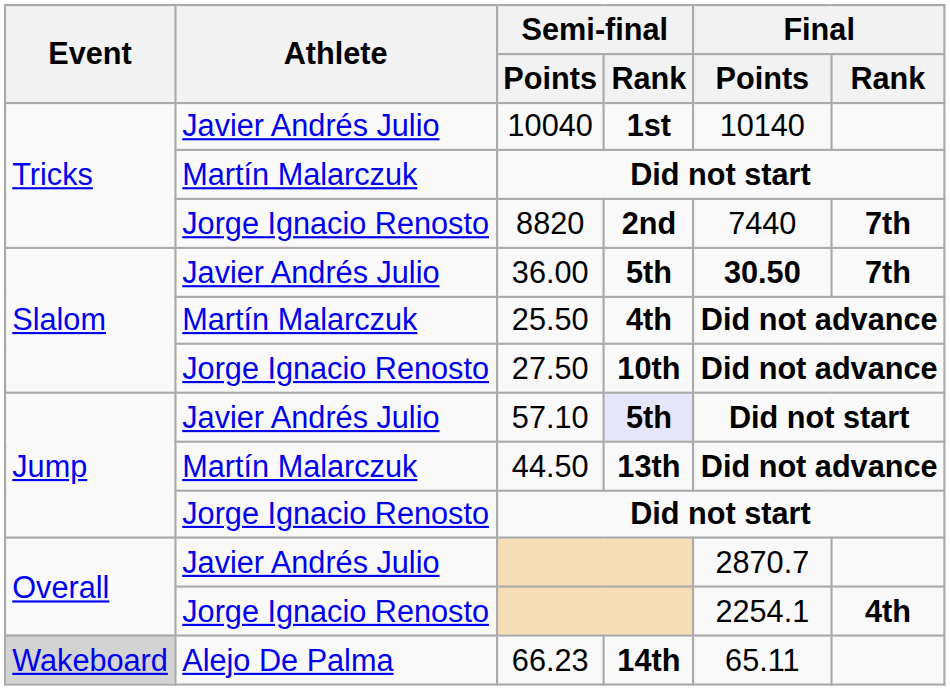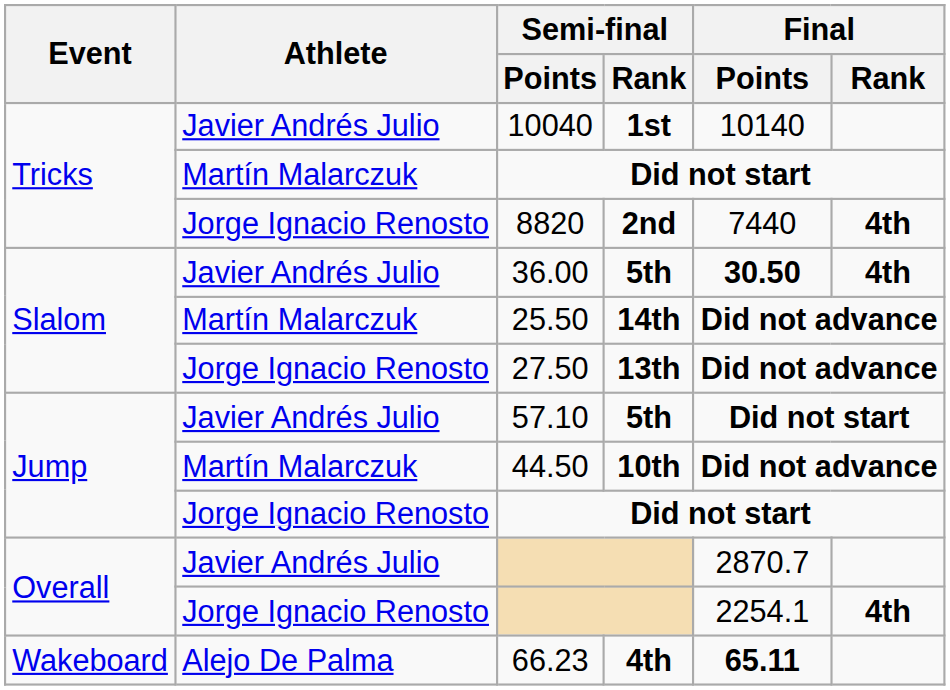(888, 224) 7th -> (888, 224) 4th
(888, 272) 7th -> (888, 272) 4th
(649, 320) 4th -> (649, 320) 14th
(649, 369) 10th -> (649, 369) 13th
(649, 417) lavender background -> (649, 417) no background
(649, 466) 13th -> (649, 466) 10th
(90, 660) lightgrey background -> (90, 660) no background
(649, 660) 14th -> (649, 660) 4th
(762, 660) normal -> (762, 660) bold
